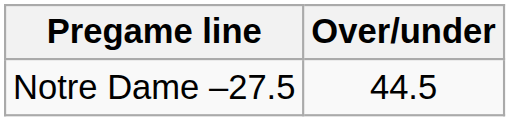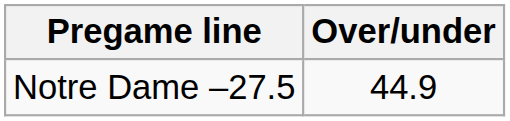(404, 86) 44.5 -> (404, 86) 44.9
